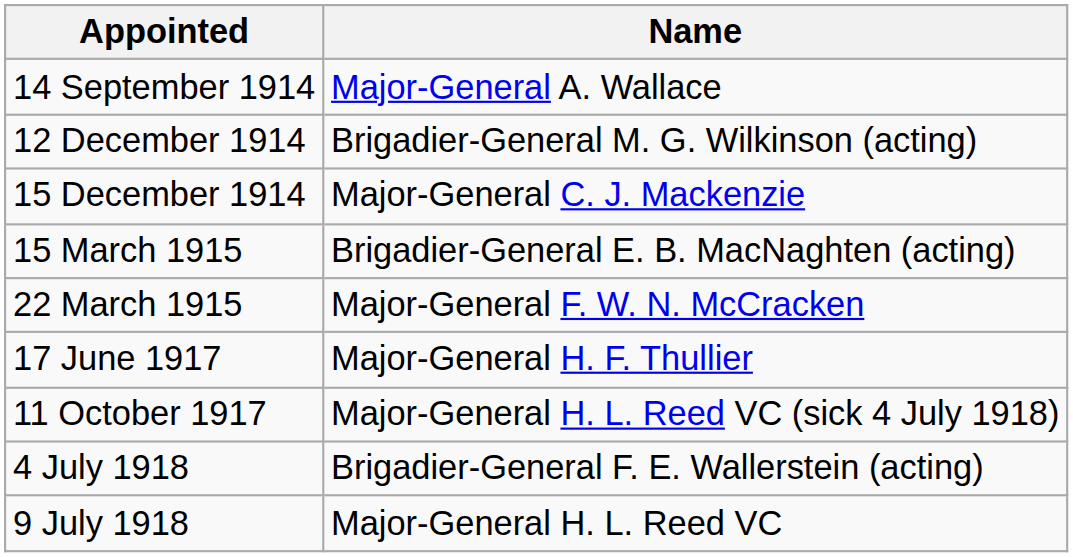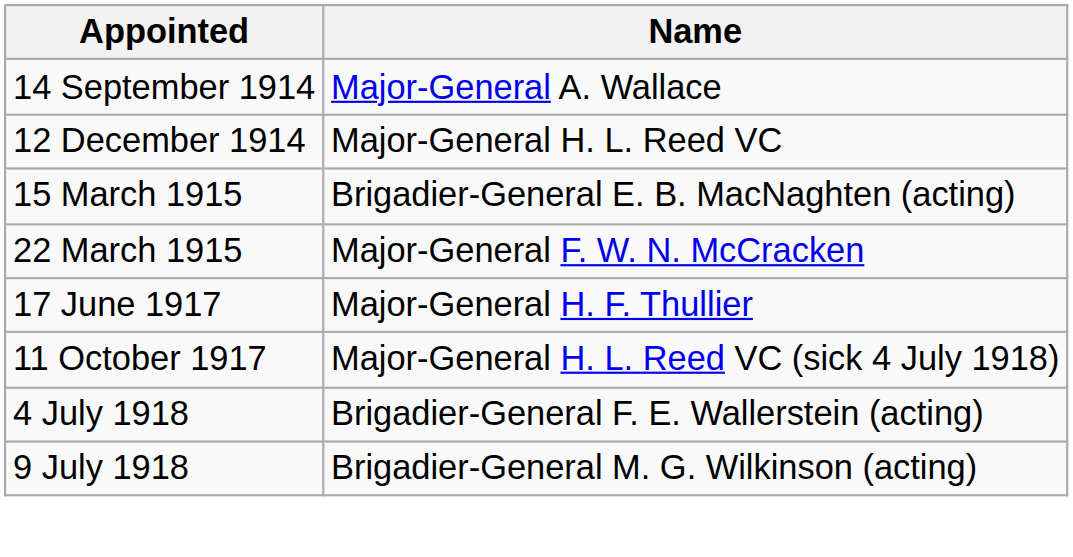(654, 140) Brigadier-General M. G. Wilkinson (acting) -> (557, 140) Major-General H. L. Reed VC
- row: (159, 195)
(557, 522) Major-General H. L. Reed VC -> (654, 468) Brigadier-General M. G. Wilkinson (acting)
